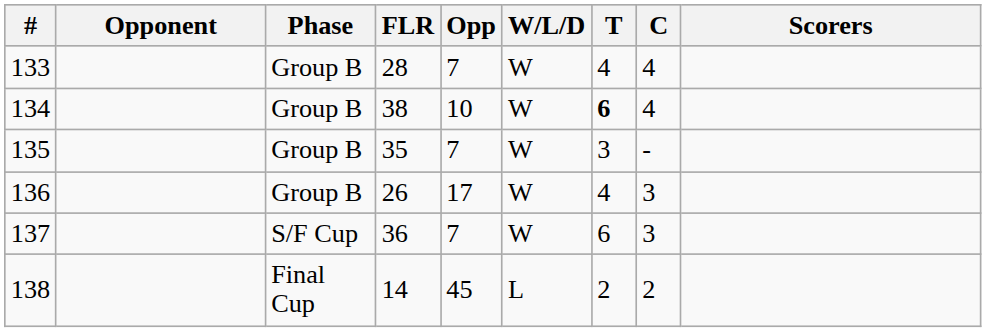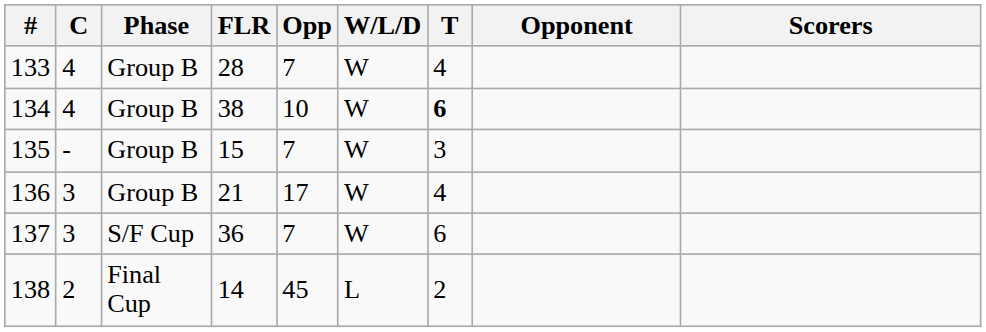columns swapped: (161, 25) <-> (659, 25)
(395, 150) 35 -> (231, 150) 15
(395, 191) 26 -> (231, 191) 21
